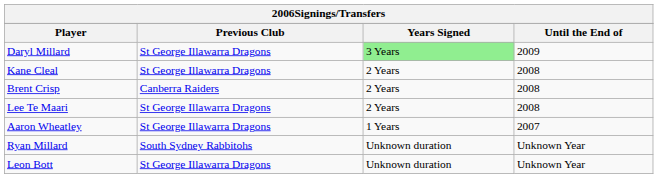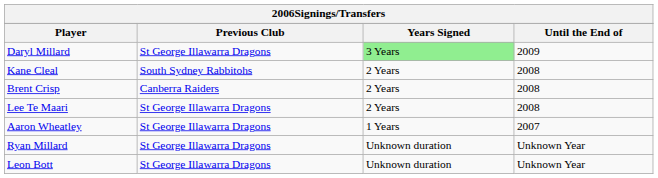(205, 70) St George Illawarra Dragons -> (196, 70) South Sydney Rabbitohs
(196, 145) South Sydney Rabbitohs -> (205, 145) St George Illawarra Dragons
